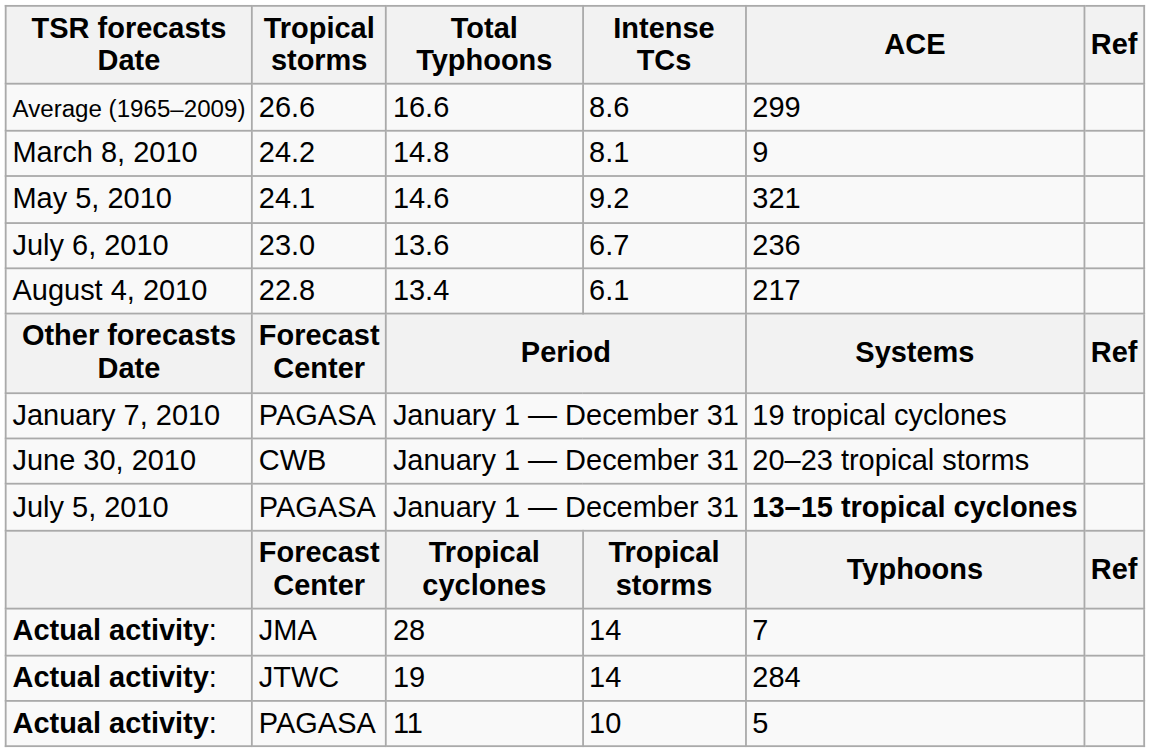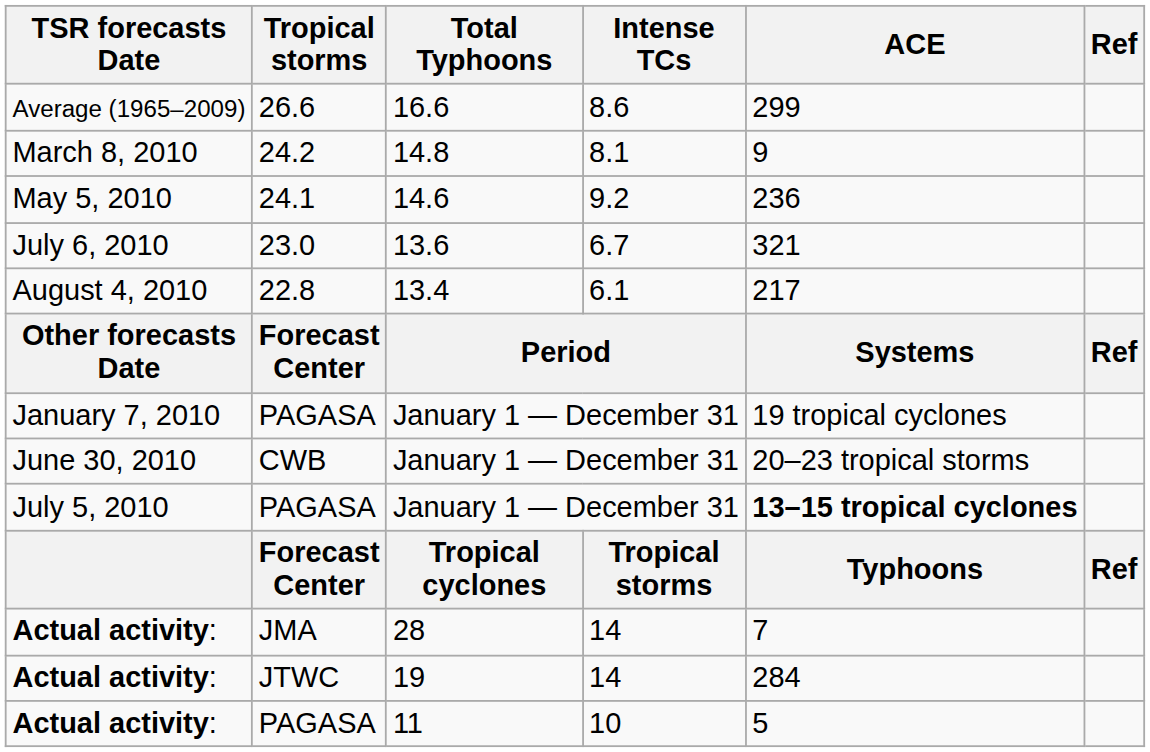(776, 198) 321 -> (776, 198) 236
(776, 244) 236 -> (776, 244) 321
